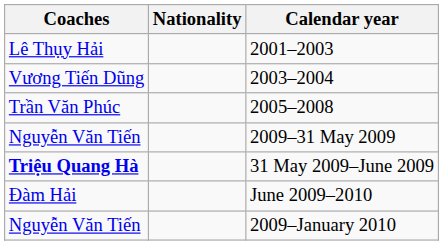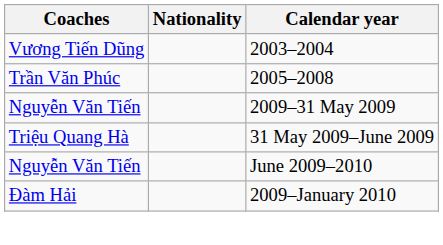- row: (292, 48)
(74, 166) bold -> (69, 136) normal
(43, 195) Đàm Hải -> (75, 166) Nguyễn Văn Tiến
(75, 225) Nguyễn Văn Tiến -> (43, 195) Đàm Hải
